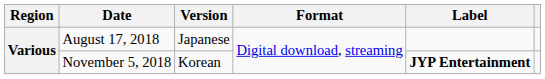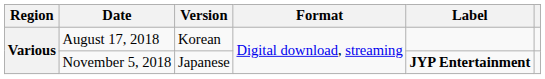(204, 39) Japanese -> (199, 39) Korean
(199, 62) Korean -> (204, 62) Japanese
